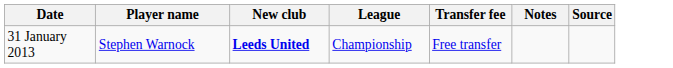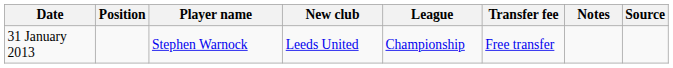+ column: (122, 15)
(271, 44) bold -> (322, 44) normal
